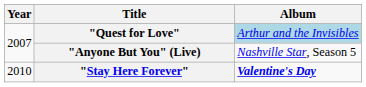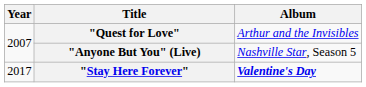(298, 33) lightblue background -> (298, 33) no background
(19, 71) 2010 -> (19, 71) 2017
